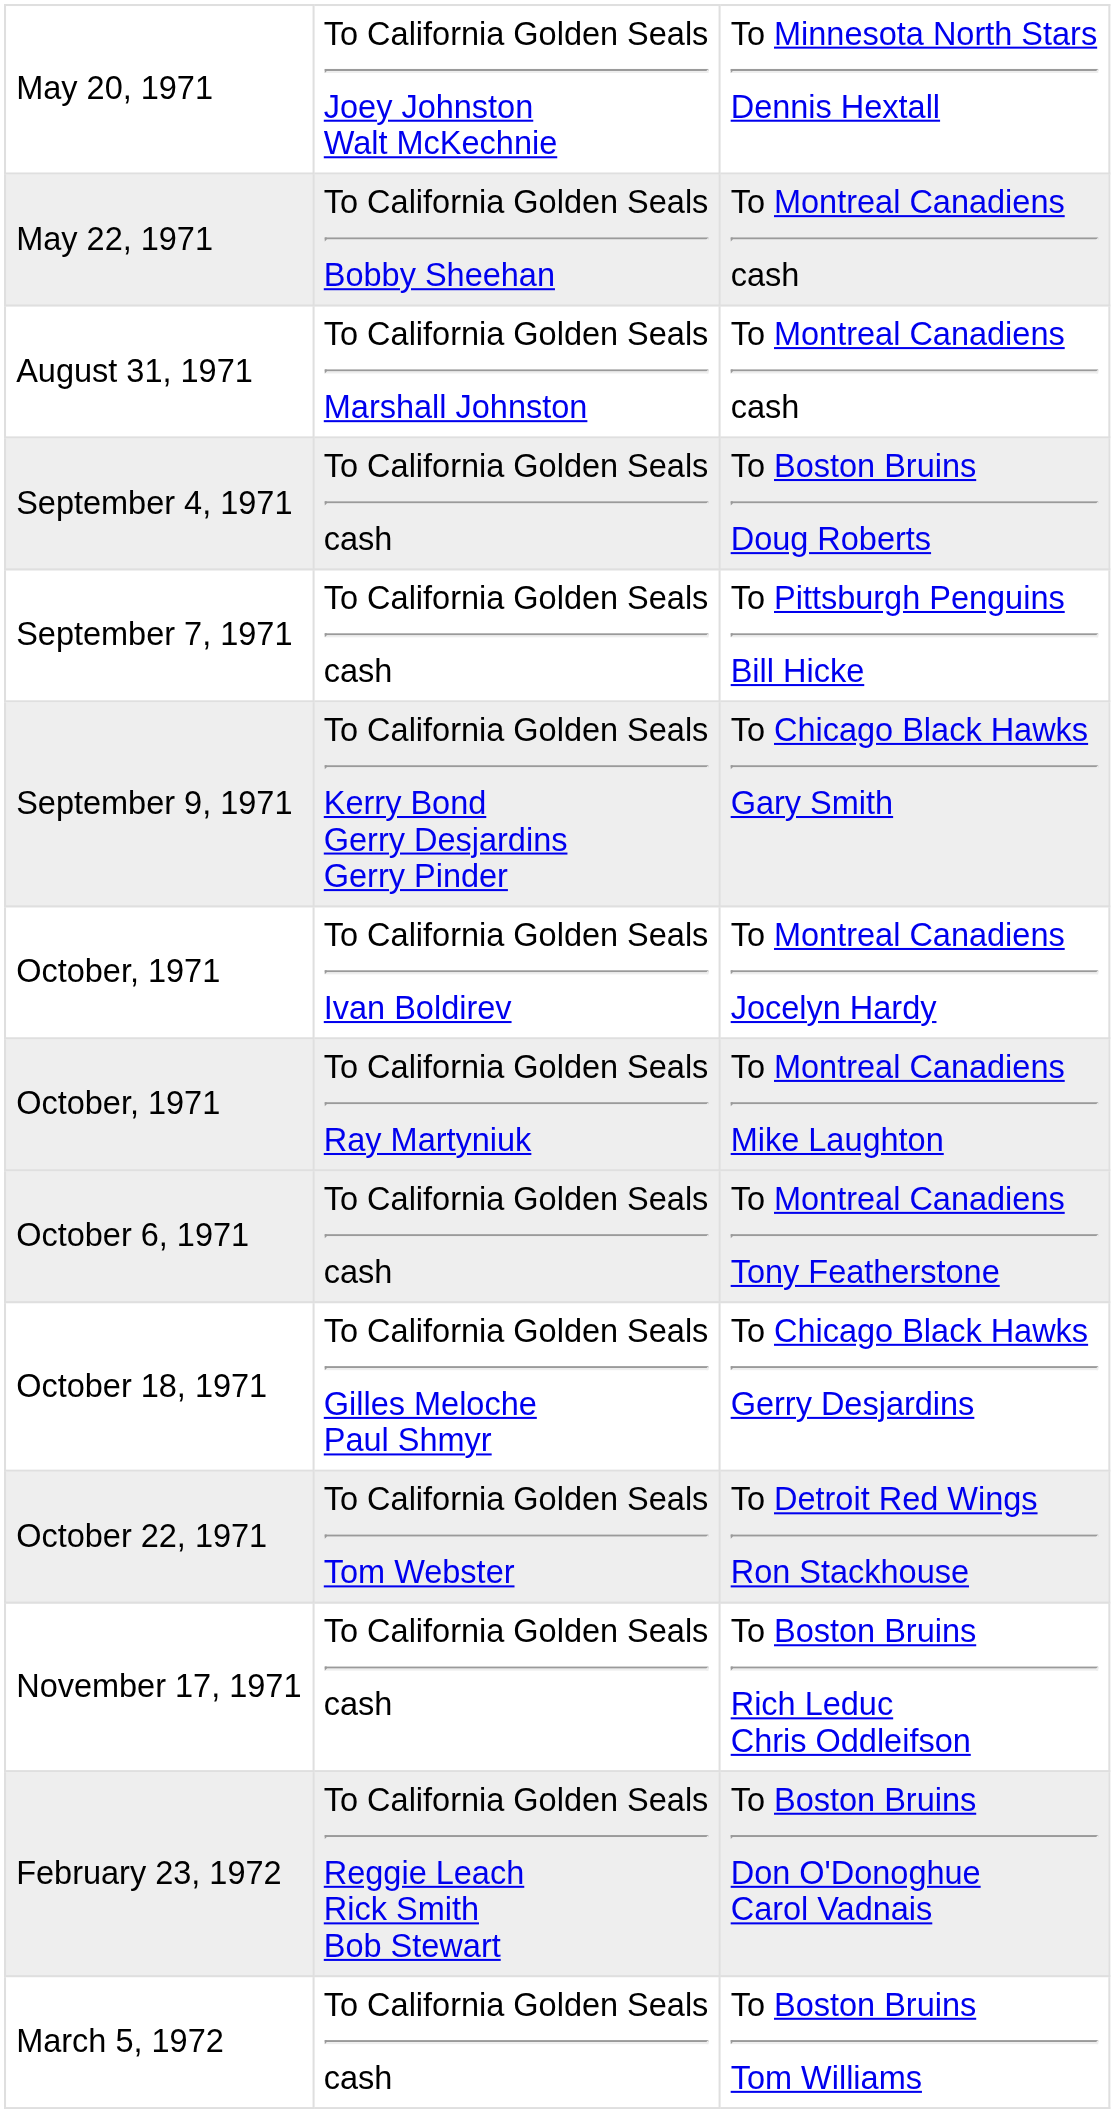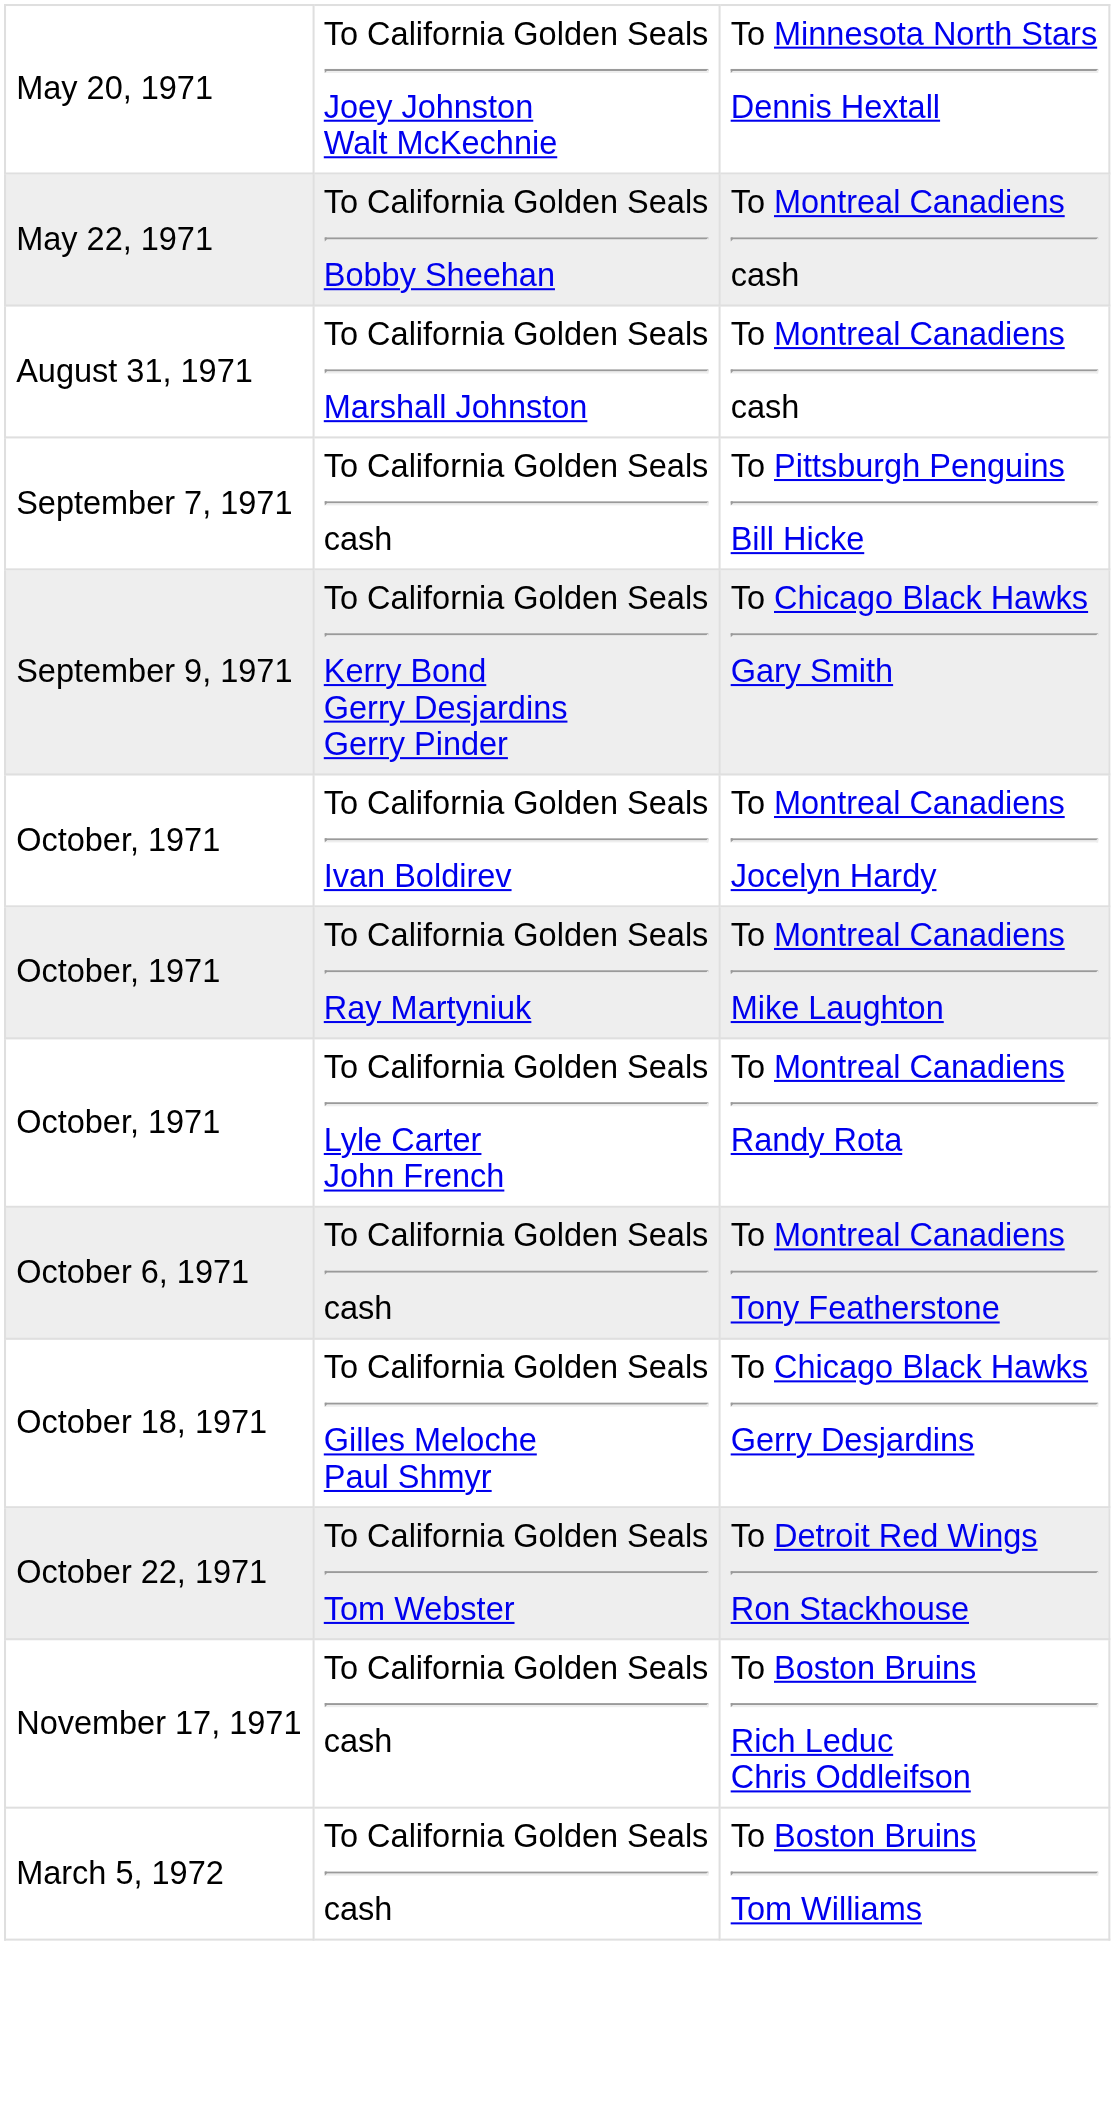- row: (154, 502)
+ row: (118, 1122)
- row: (149, 1873)
